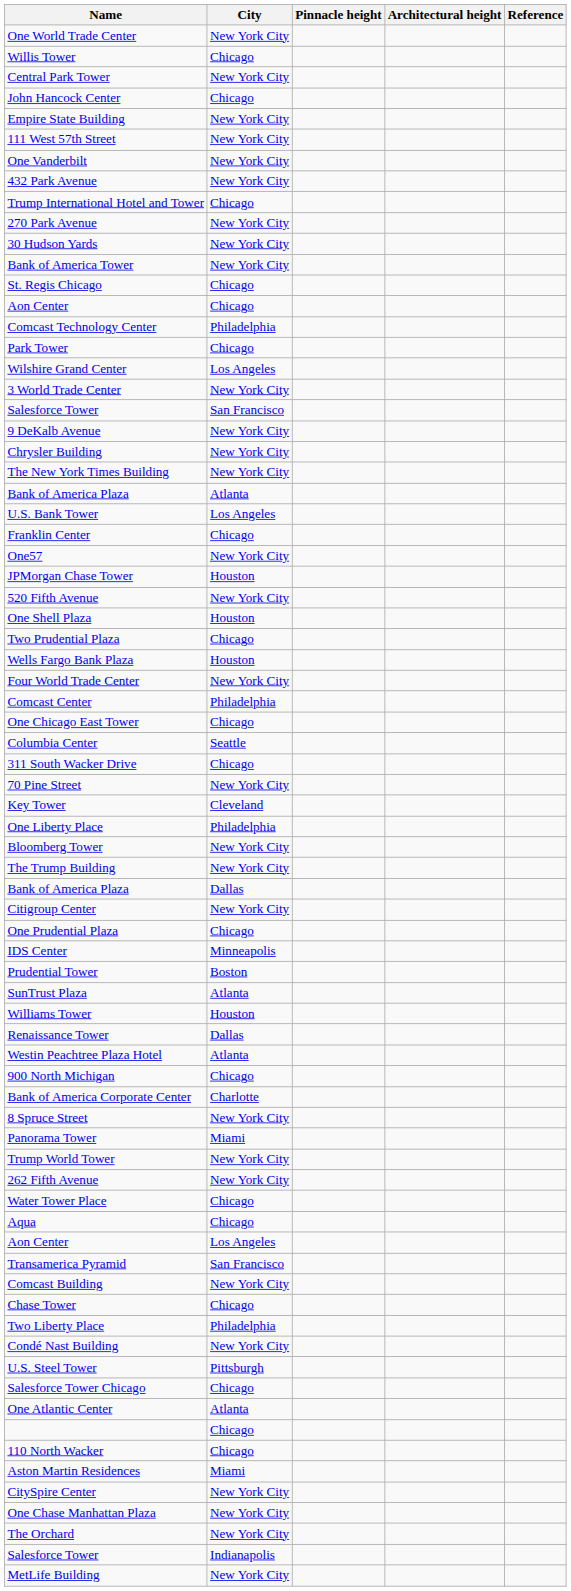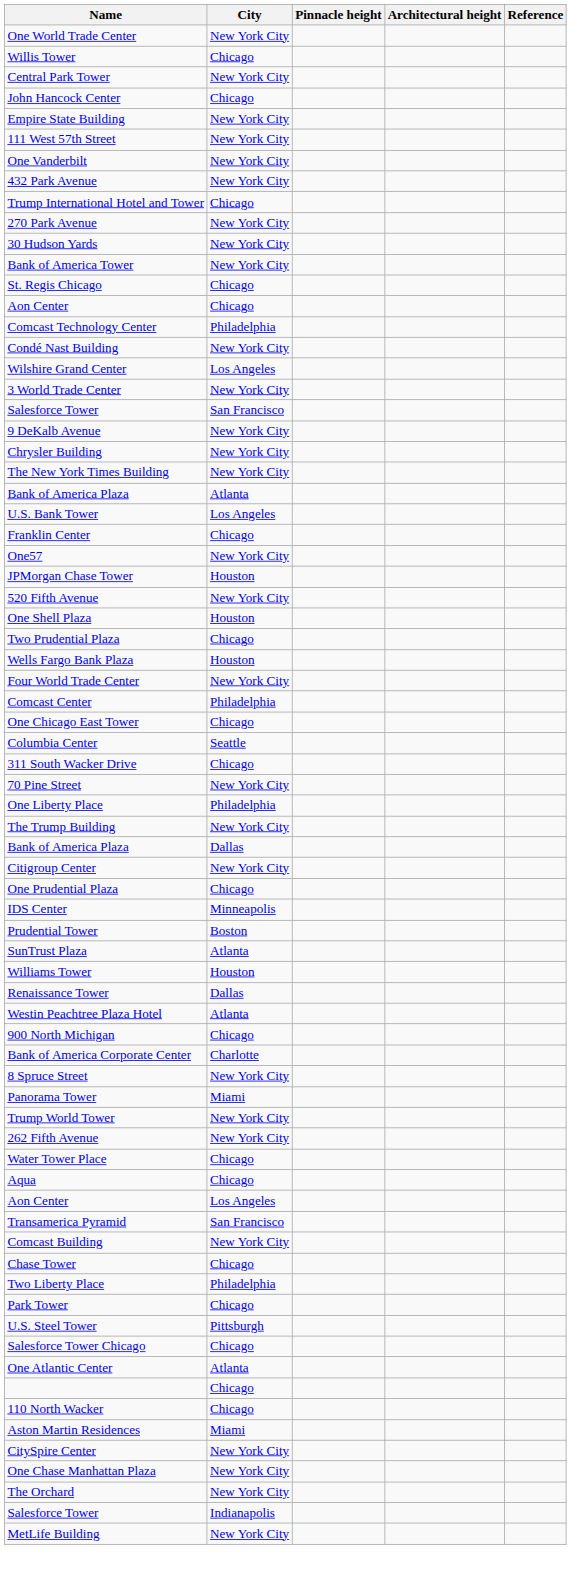rows swapped: (63, 1346) <-> (38, 347)
- row: (37, 805)
- row: (55, 847)
